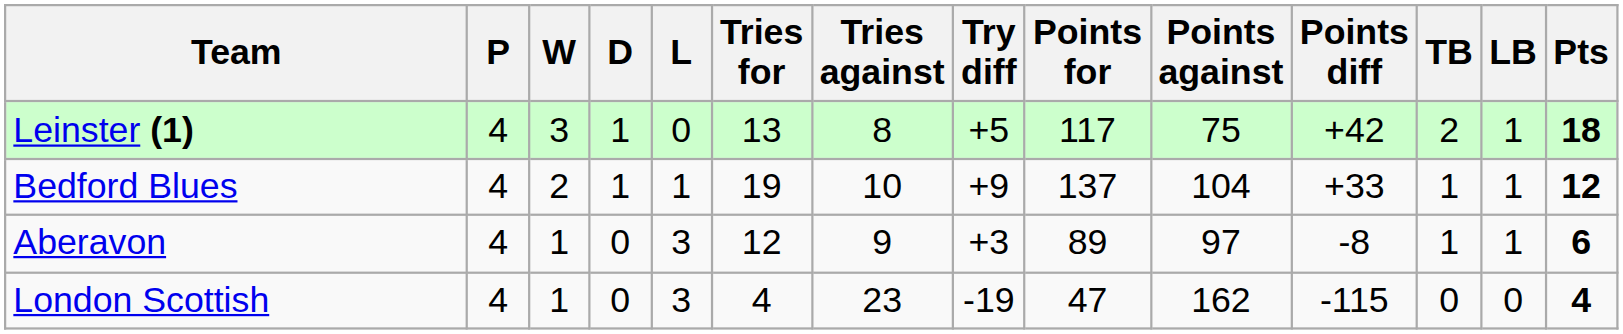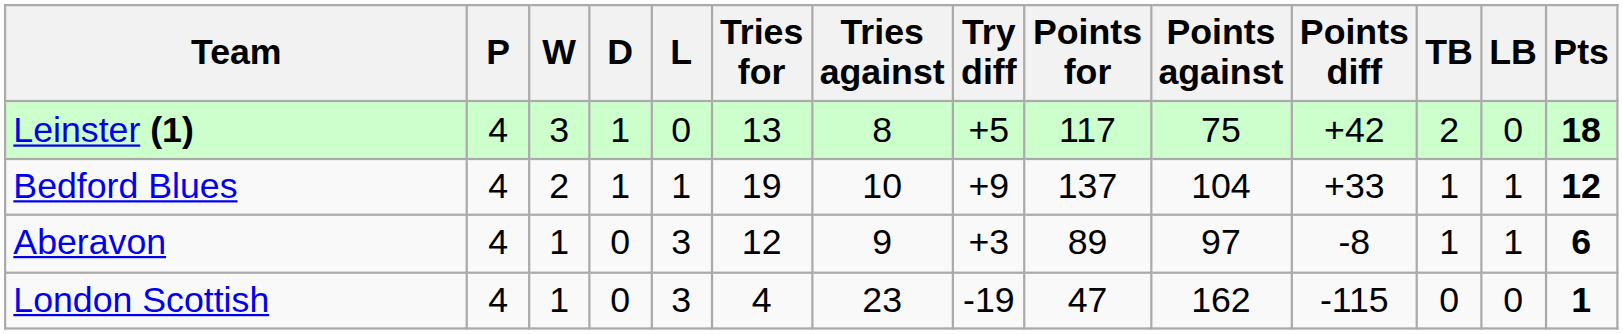(1513, 129) 1 -> (1513, 129) 0
(1581, 299) 4 -> (1581, 299) 1
